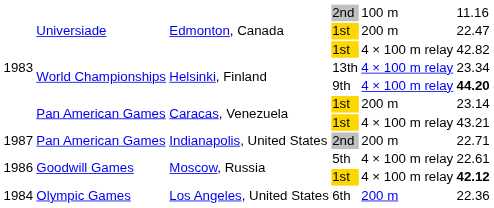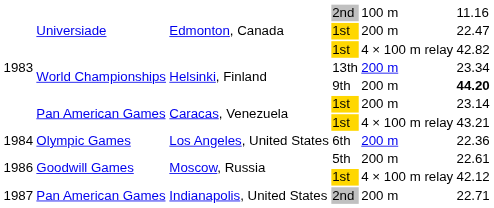(407, 67) 4 × 100 m relay -> (380, 67) 200 m
(407, 86) 4 × 100 m relay -> (380, 86) 200 m
rows swapped: (249, 195) <-> (248, 140)
(407, 159) 4 × 100 m relay -> (380, 159) 200 m
(473, 177) bold -> (473, 177) normal
